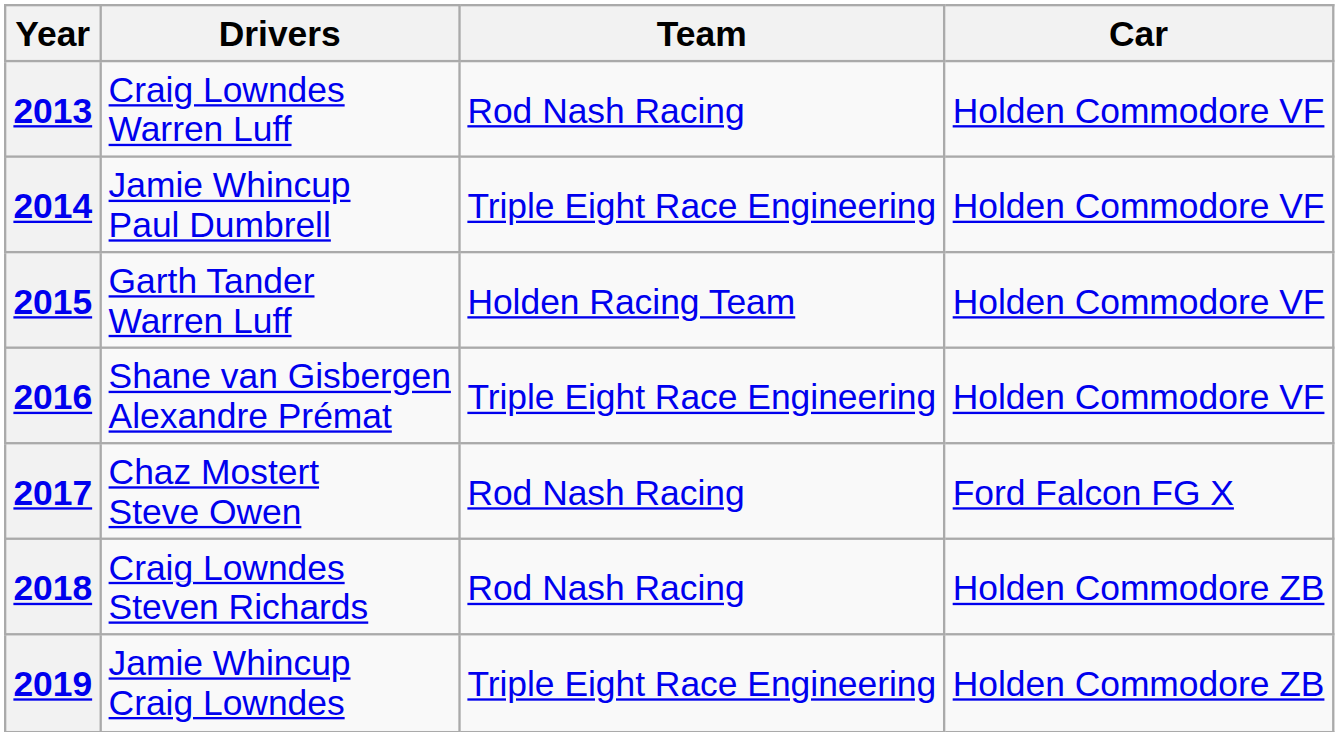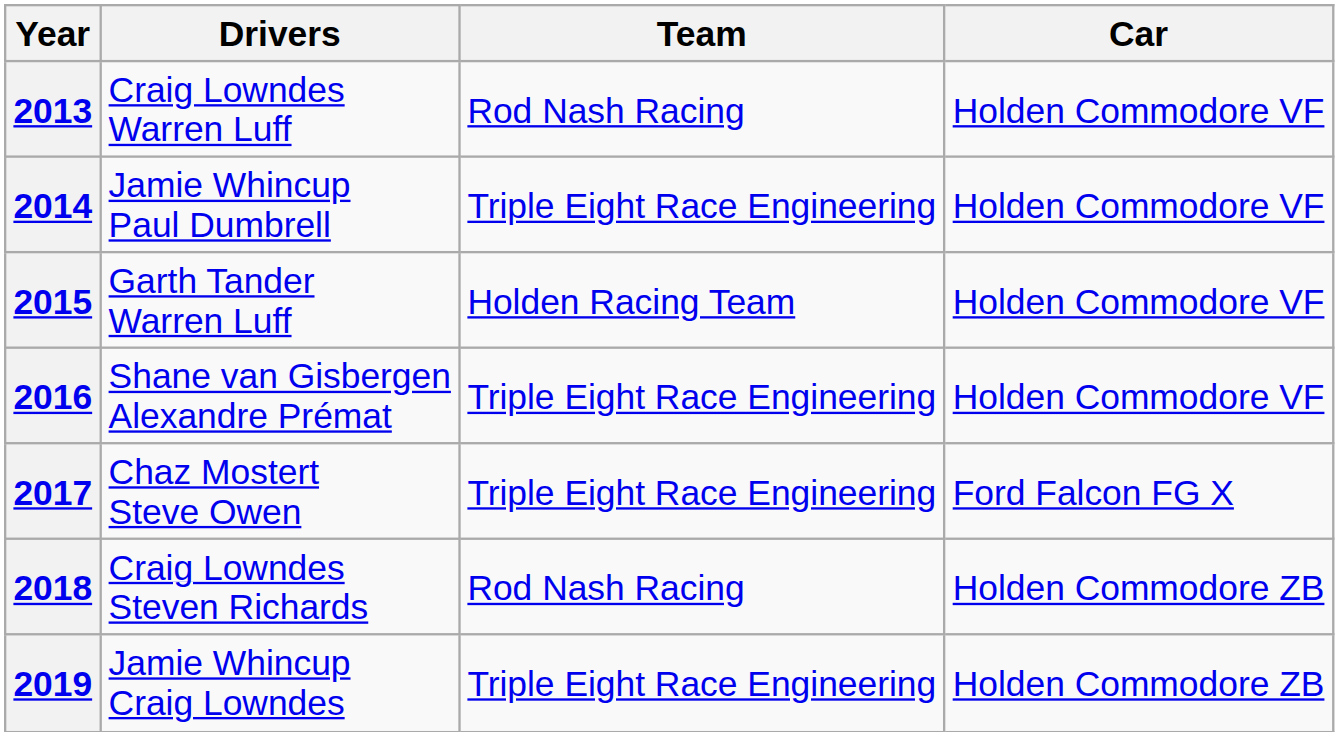(606, 492) Rod Nash Racing -> (702, 492) Triple Eight Race Engineering
